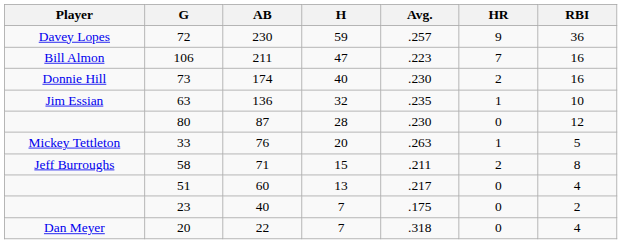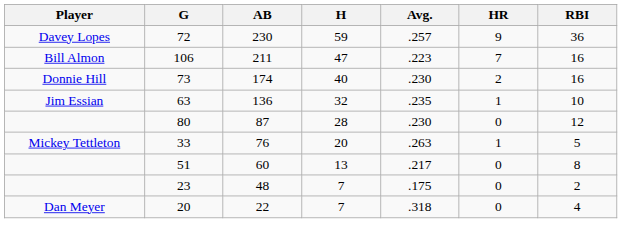- row: (184, 164)
(577, 185) 4 -> (577, 164) 8
(262, 206) 40 -> (262, 185) 48
